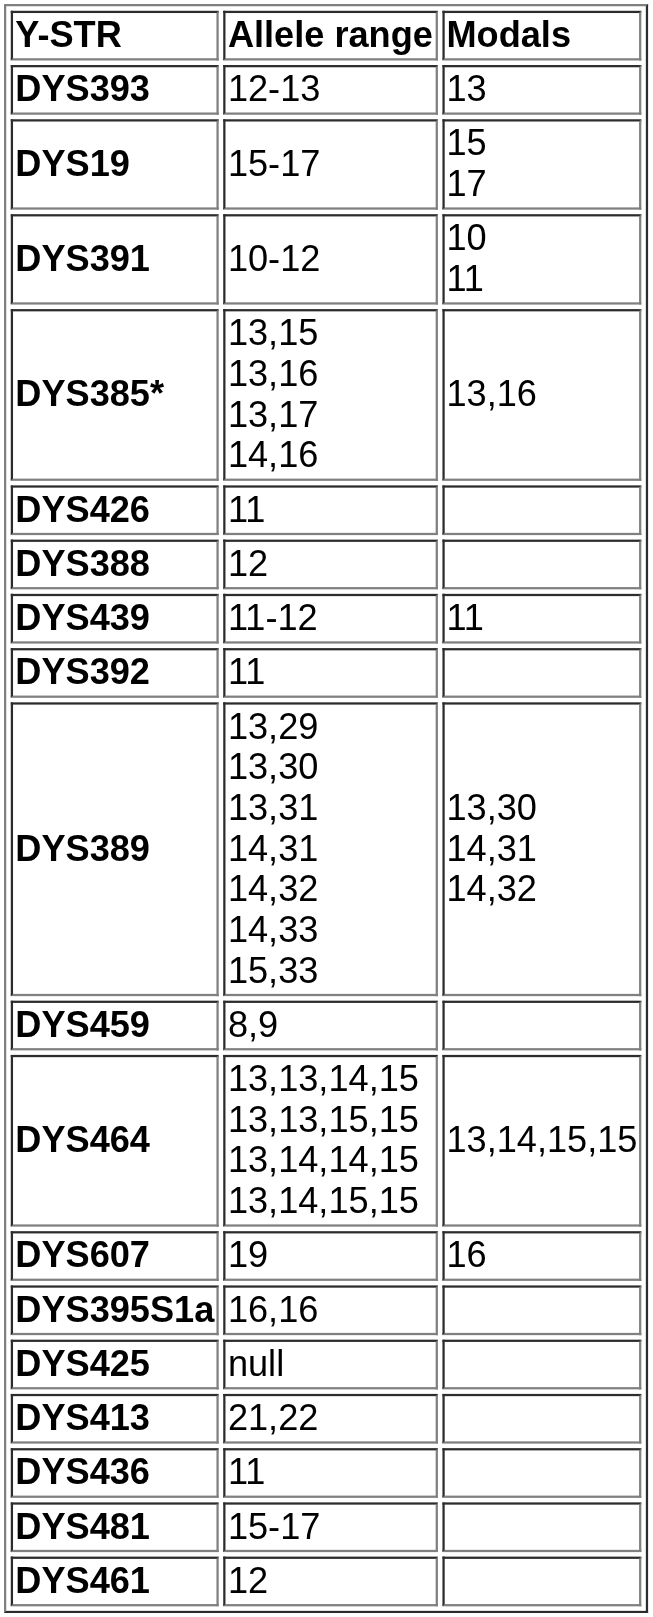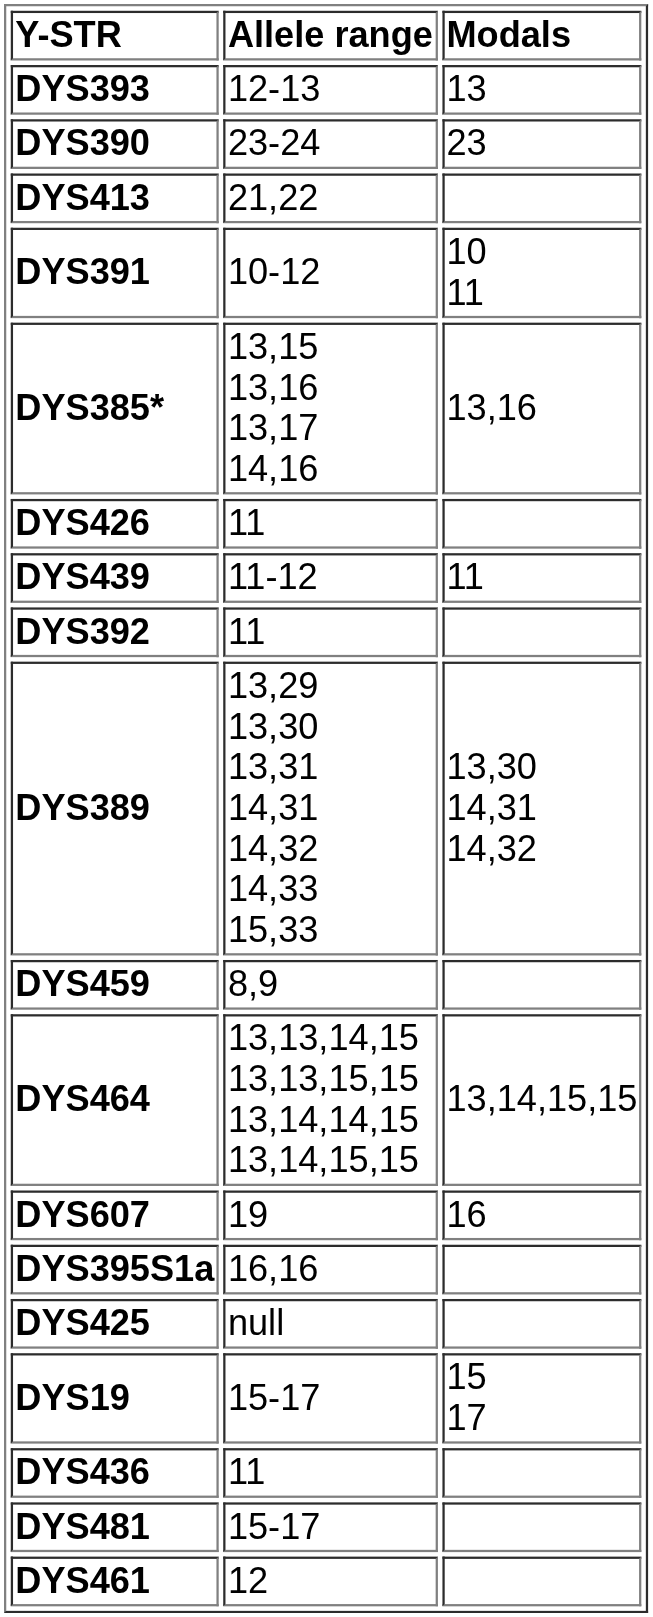+ row: (83, 143)
rows swapped: (73, 163) <-> (83, 1418)
- row: (83, 563)
